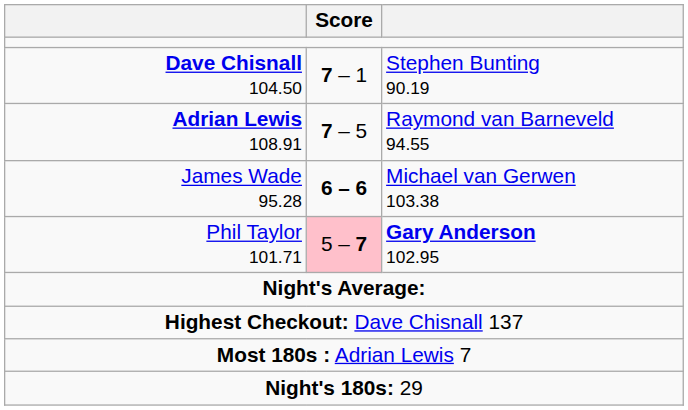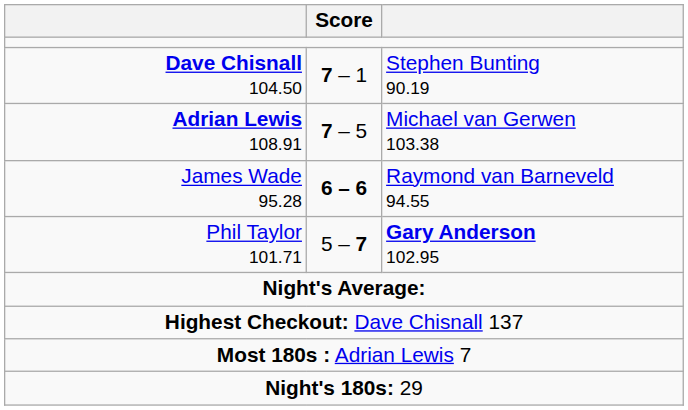(500, 131) Raymond van Barneveld 94.55 -> (481, 131) Michael van Gerwen 103.38
(481, 188) Michael van Gerwen 103.38 -> (500, 188) Raymond van Barneveld 94.55
(344, 244) pink background -> (344, 244) no background
